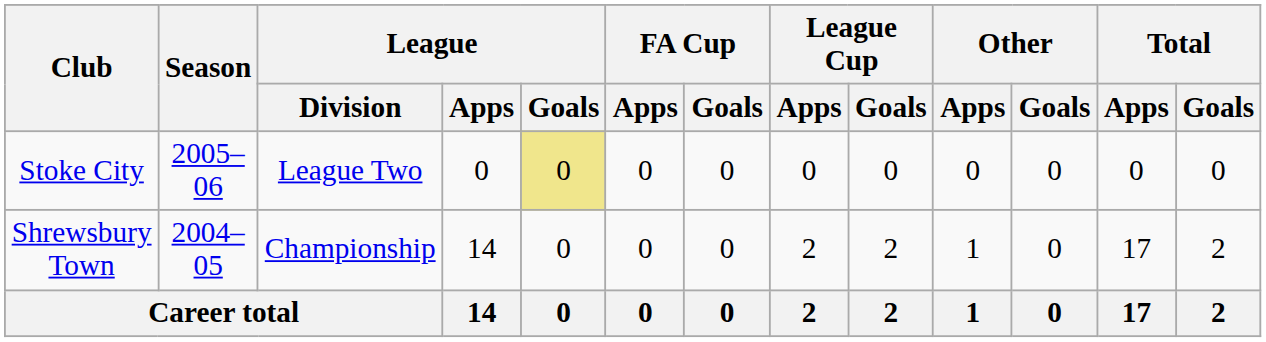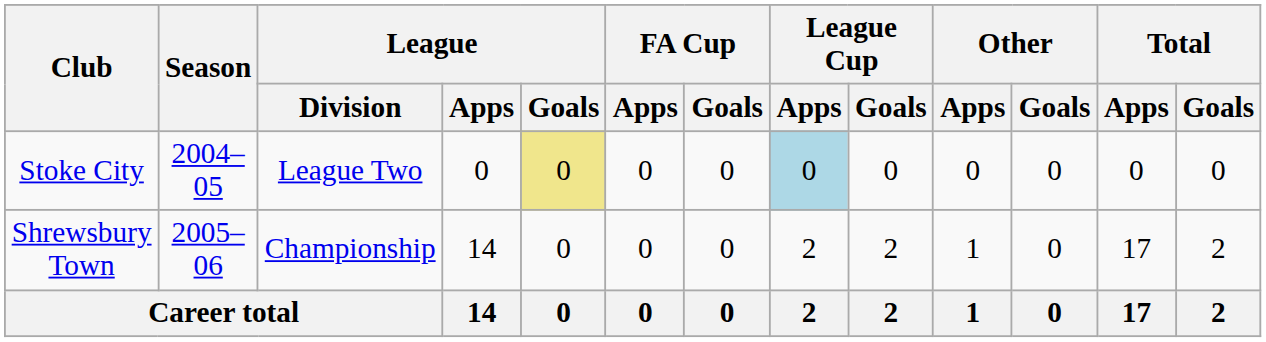(208, 170) 2005–06 -> (208, 170) 2004–05
(809, 170) no background -> (809, 170) lightblue background
(208, 249) 2004–05 -> (208, 249) 2005–06
